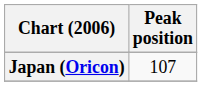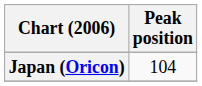(163, 66) 107 -> (163, 66) 104
